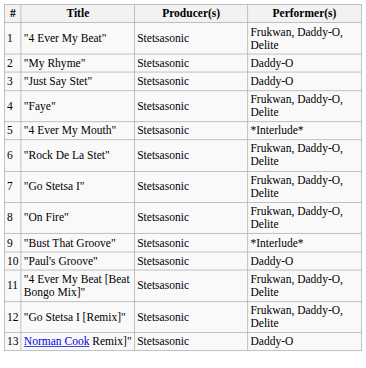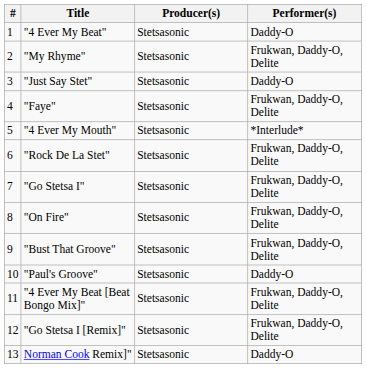(297, 38) Frukwan, Daddy-O, Delite -> (272, 31) Daddy-O
(272, 63) Daddy-O -> (297, 56) Frukwan, Daddy-O, Delite
(277, 242) *Interlude* -> (297, 249) Frukwan, Daddy-O, Delite
